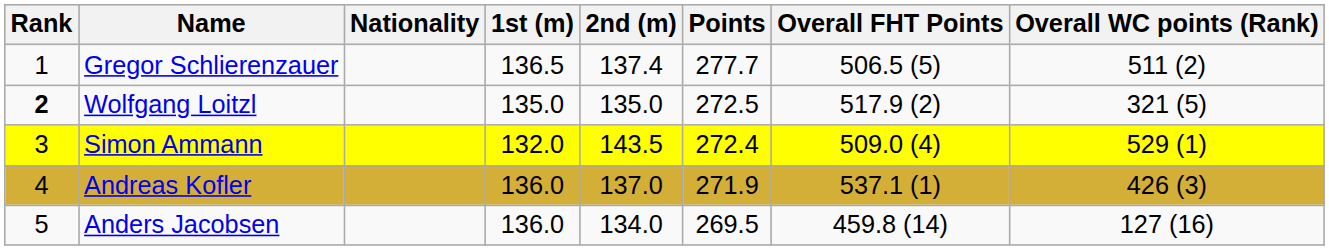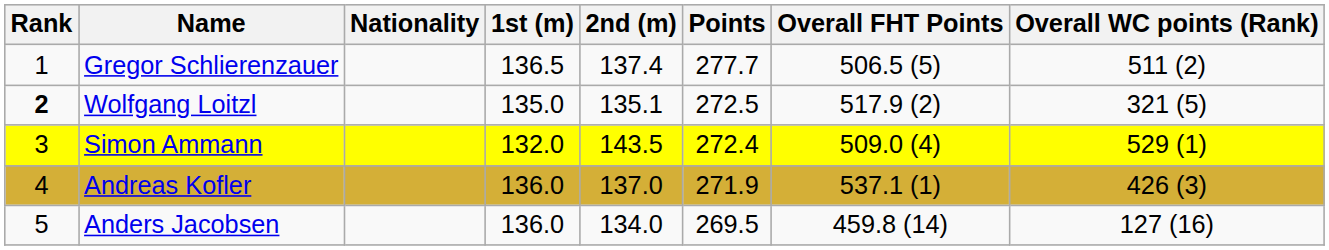(631, 104) 135.0 -> (631, 104) 135.1
